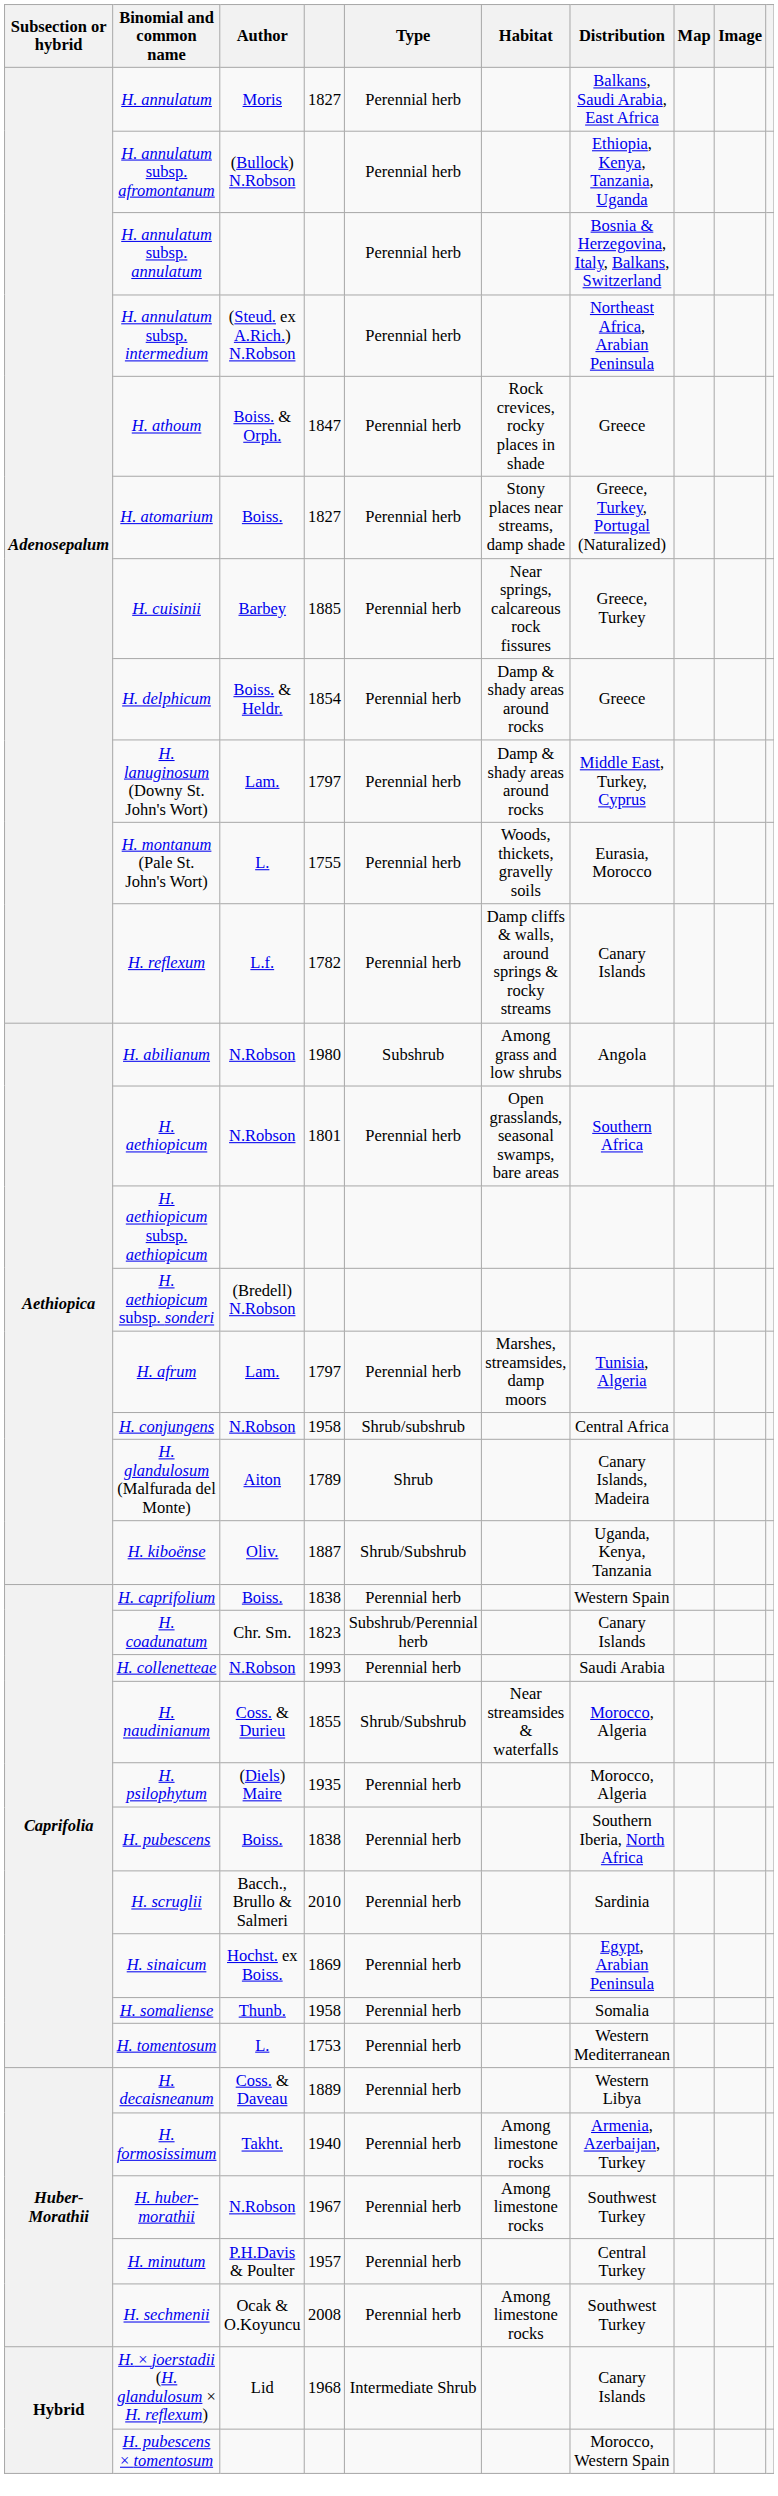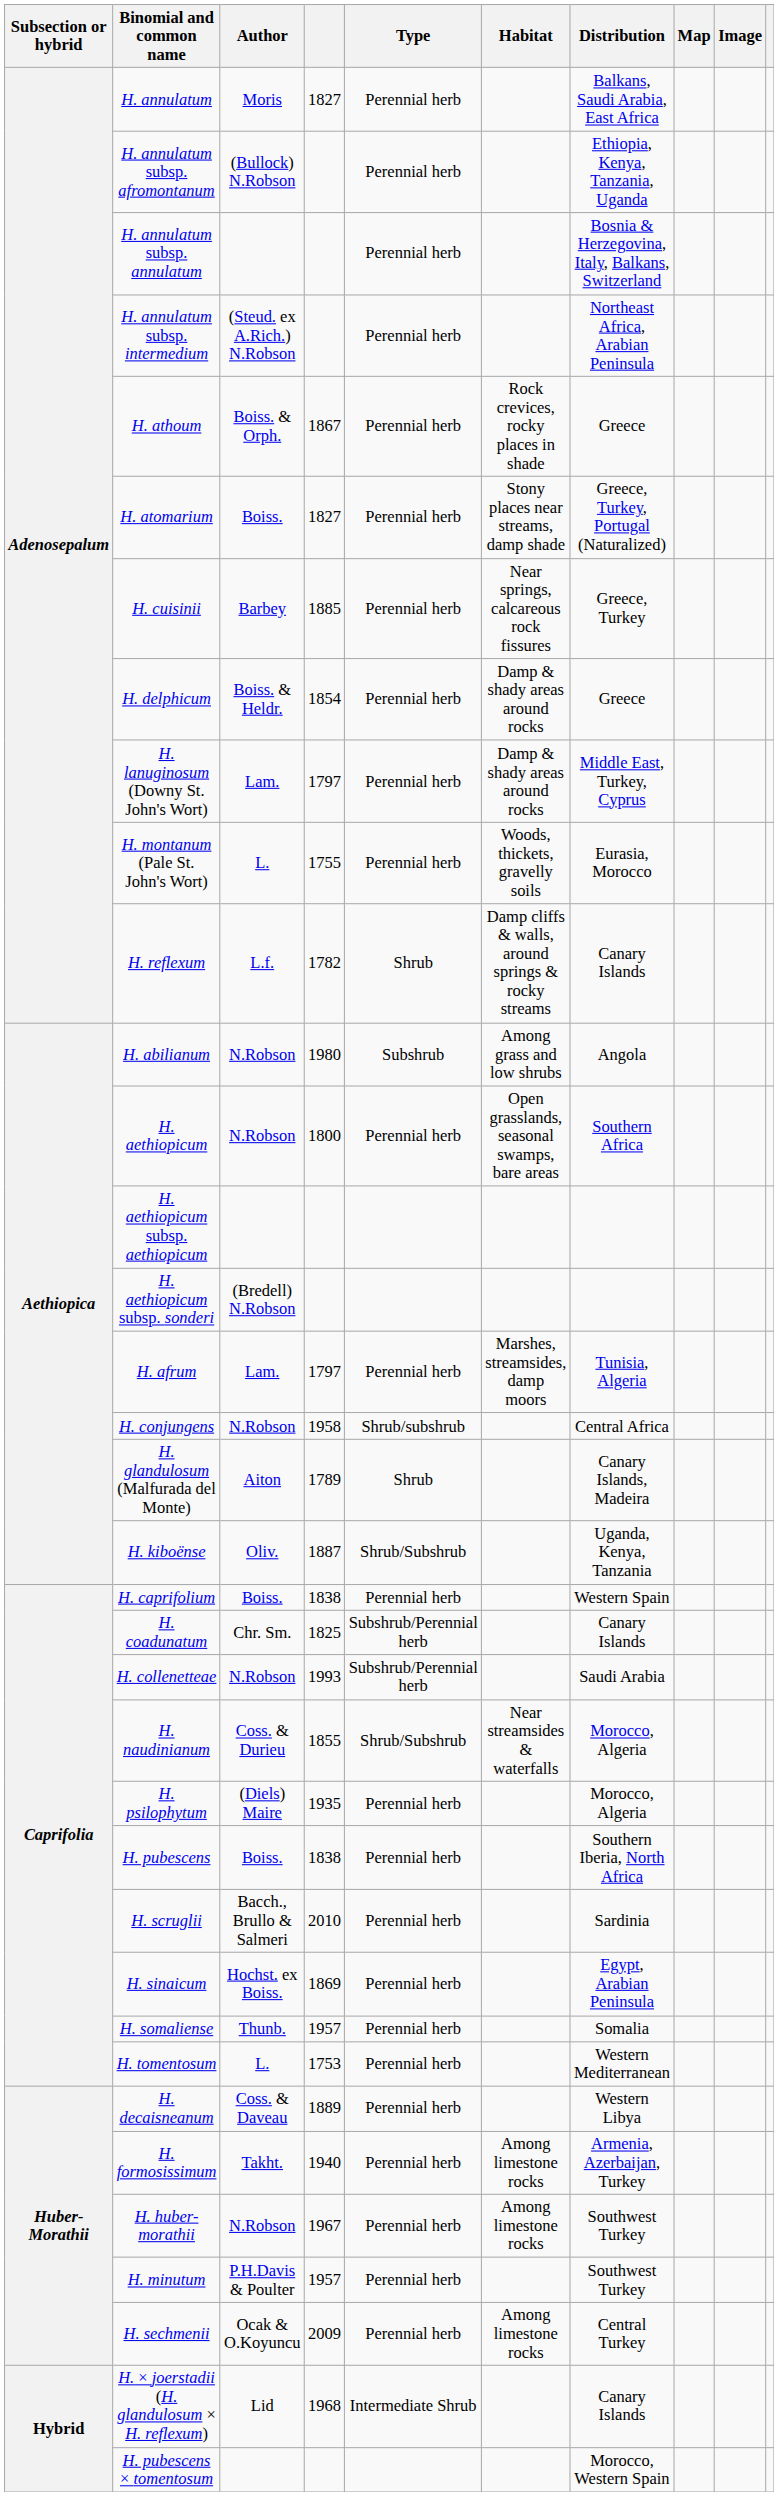(325, 426) 1847 -> (325, 426) 1867
(413, 963) Perennial herb -> (413, 963) Shrub
(325, 1136) 1801 -> (325, 1136) 1800
(325, 1632) 1823 -> (325, 1632) 1825
(413, 1667) Perennial herb -> (413, 1677) Subshrub/Perennial herb
(325, 2010) 1958 -> (325, 2028) 1957
(622, 2261) Central Turkey -> (622, 2279) Southwest Turkey
(325, 2315) 2008 -> (325, 2333) 2009
(622, 2315) Southwest Turkey -> (622, 2333) Central Turkey
